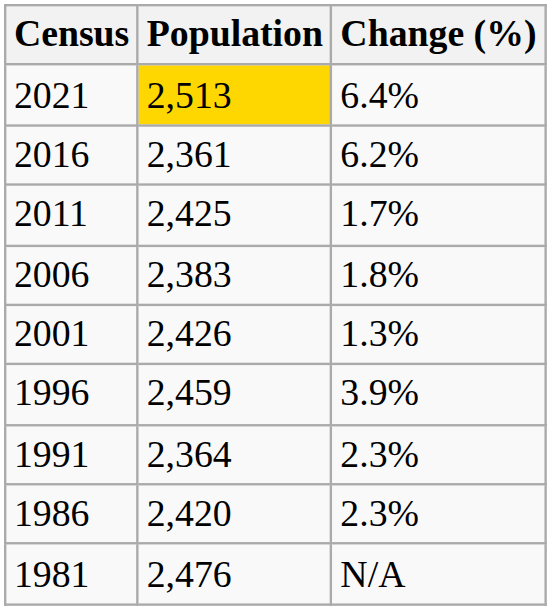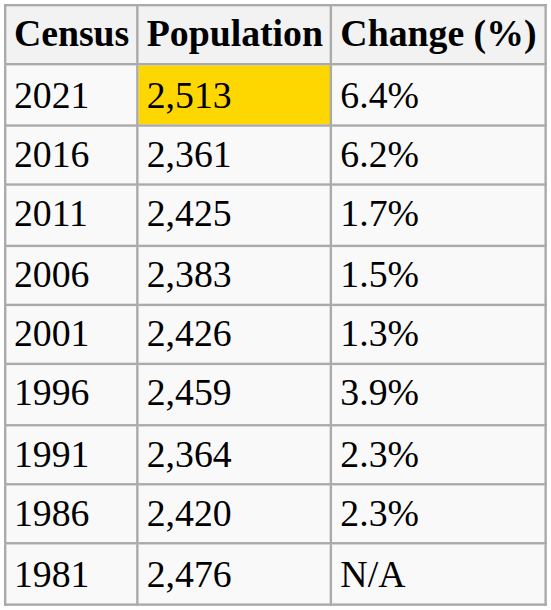(380, 273) 1.8% -> (380, 273) 1.5%
